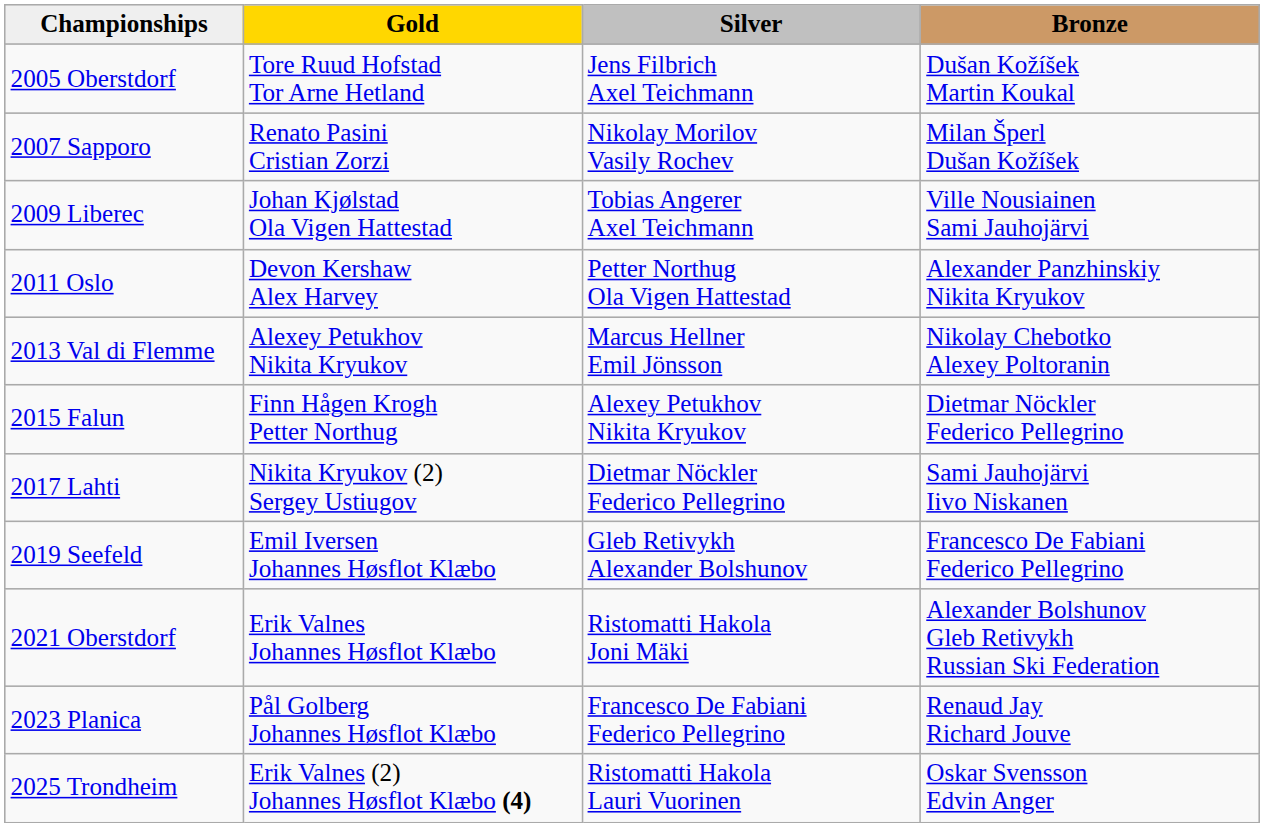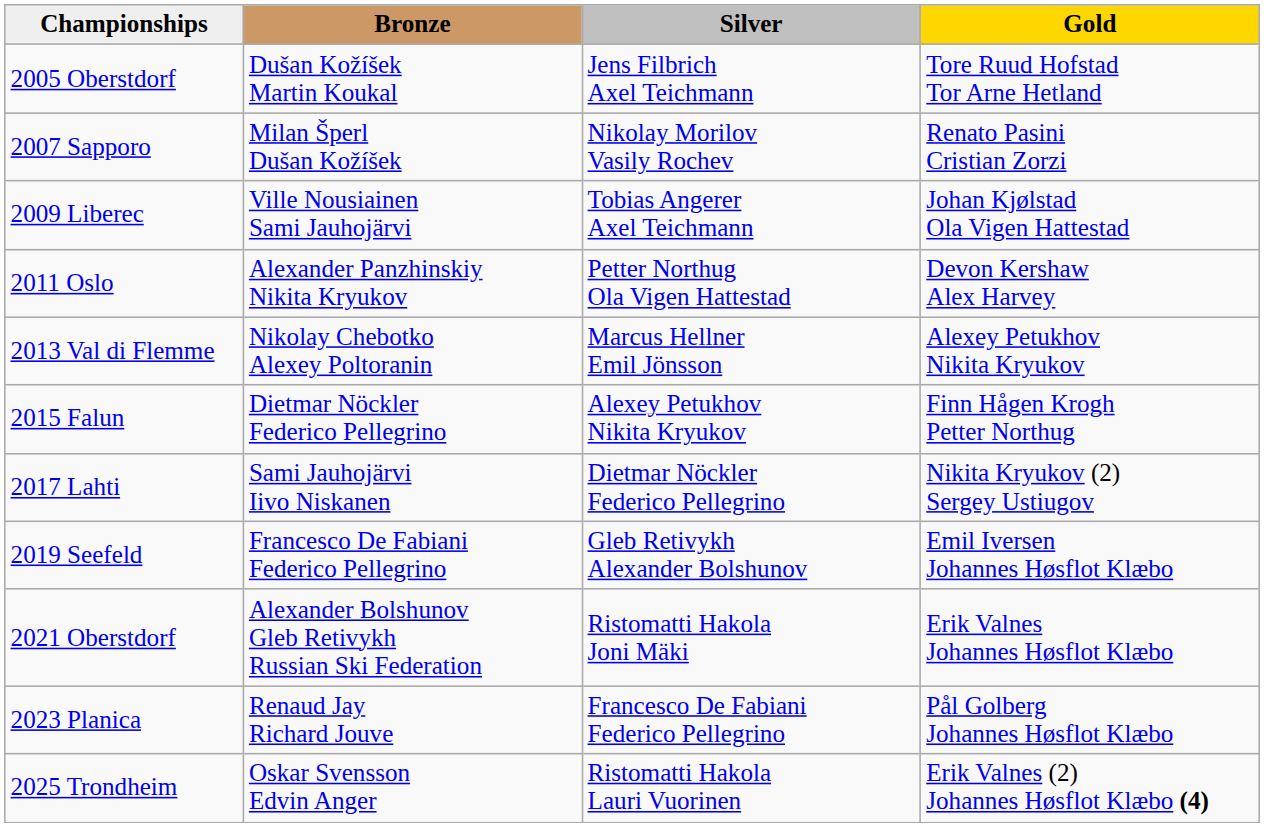columns swapped: (412, 24) <-> (1090, 24)
